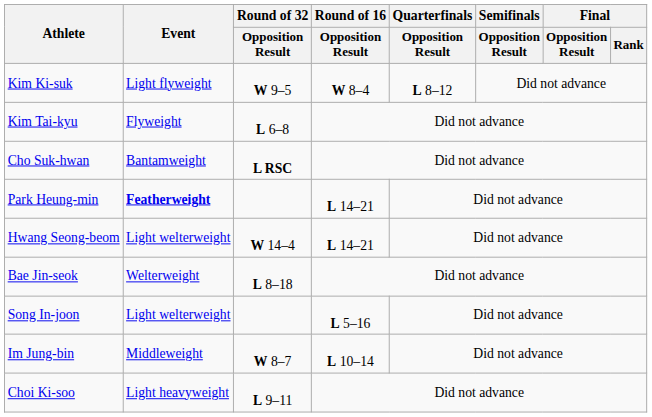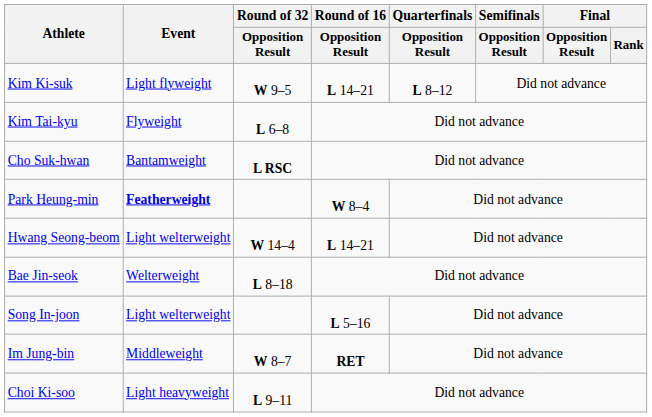(350, 91) W 8–4 -> (350, 91) L 14–21
(350, 207) L 14–21 -> (350, 207) W 8–4
(350, 362) L 10–14 -> (350, 362) RET
